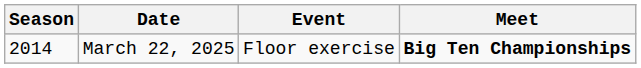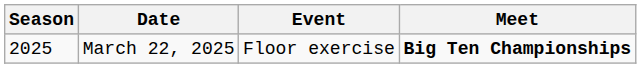(31, 49) 2014 -> (31, 49) 2025
